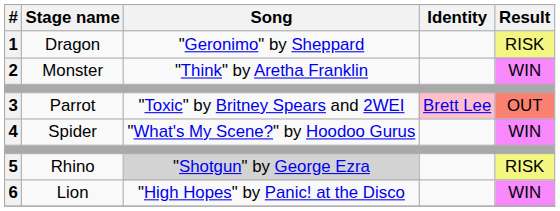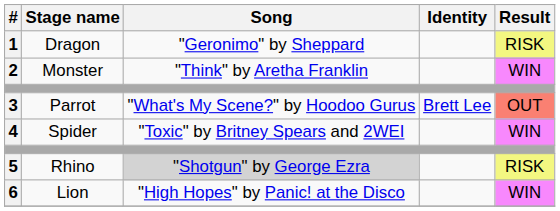(271, 105) "Toxic" by Britney Spears and 2WEI -> (271, 105) "What's My Scene?" by Hoodoo Gurus
(457, 105) pink background -> (457, 105) no background
(271, 132) "What's My Scene?" by Hoodoo Gurus -> (271, 132) "Toxic" by Britney Spears and 2WEI
